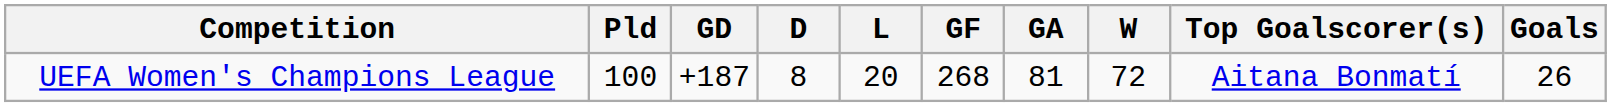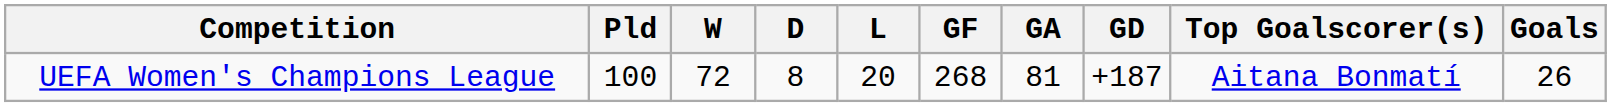columns swapped: (1128, 29) <-> (714, 29)
